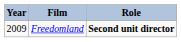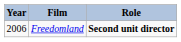(16, 29) 2009 -> (16, 29) 2006
